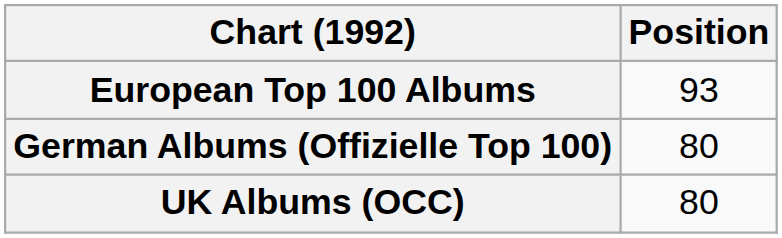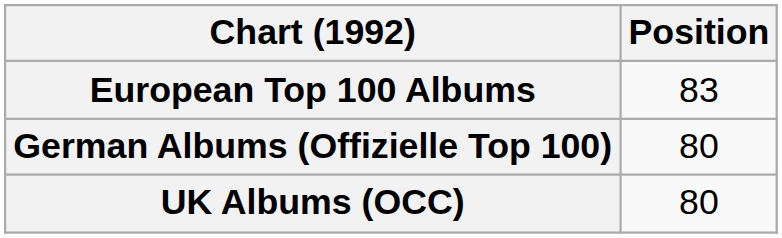(699, 89) 93 -> (699, 89) 83
